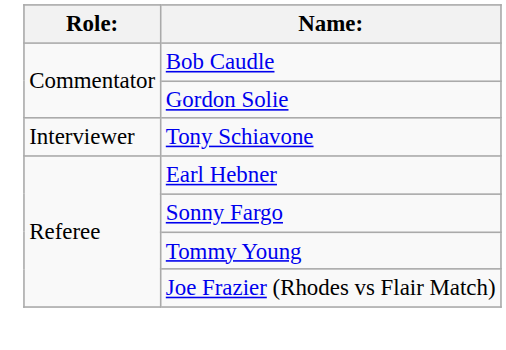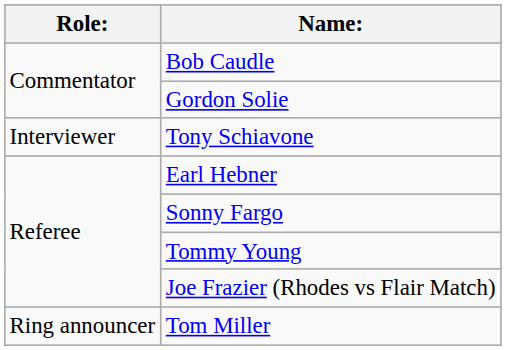+ row: (218, 325)
